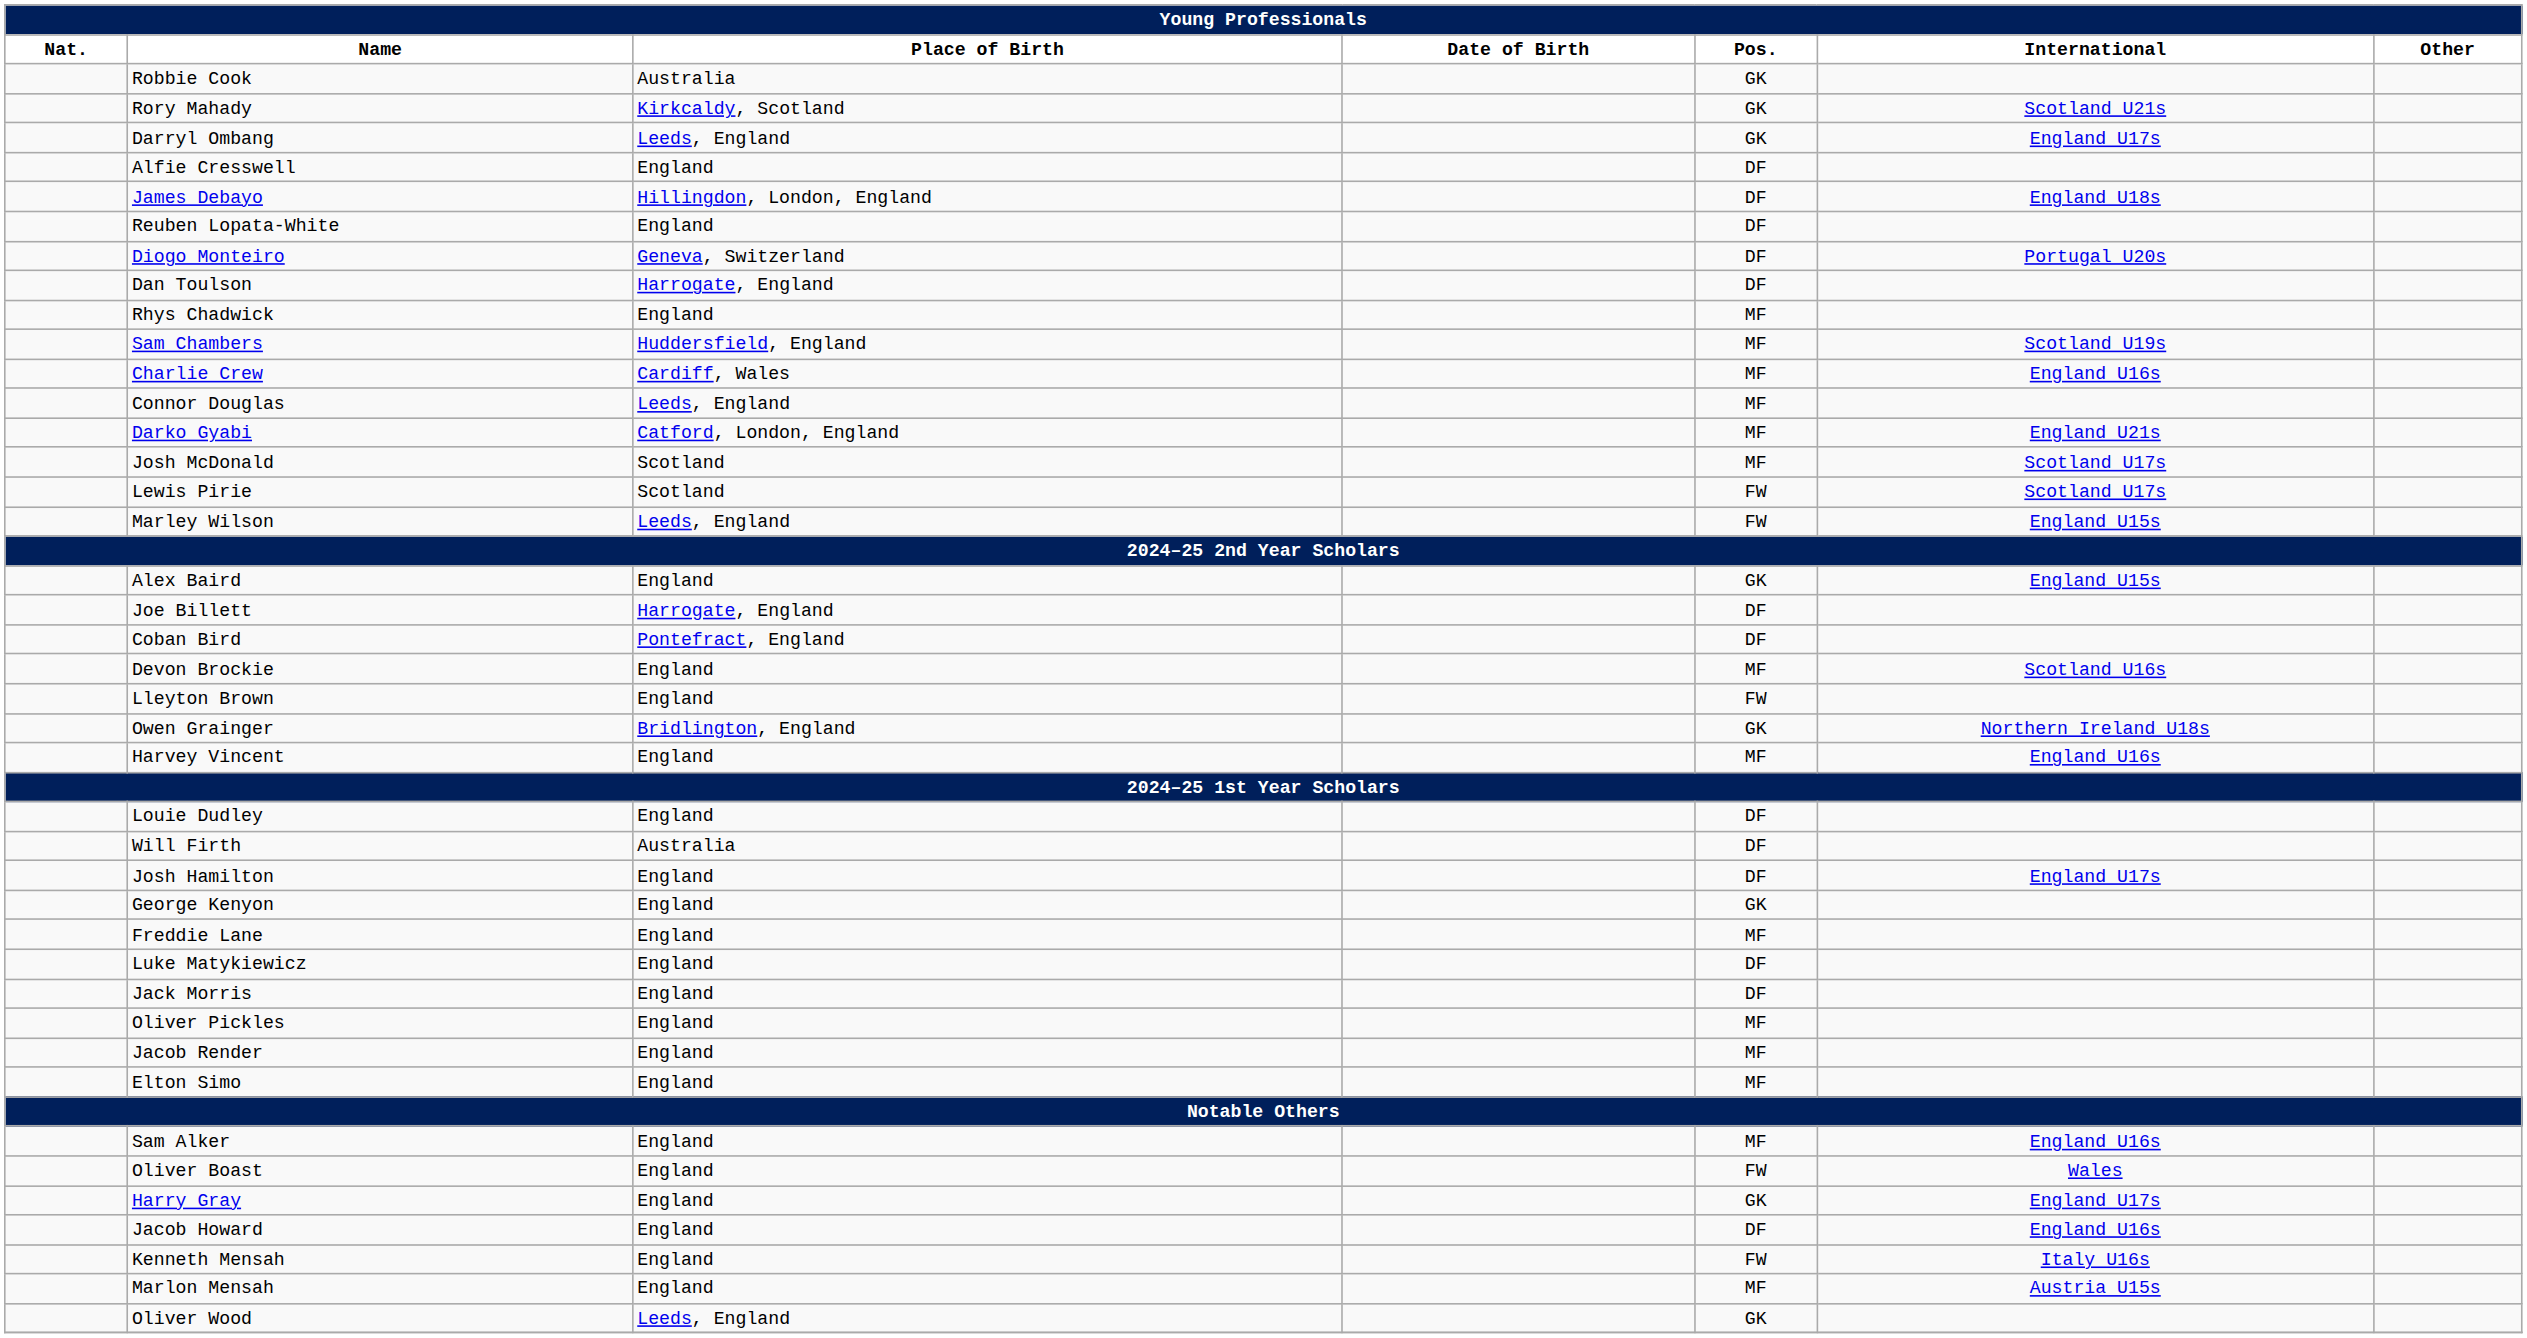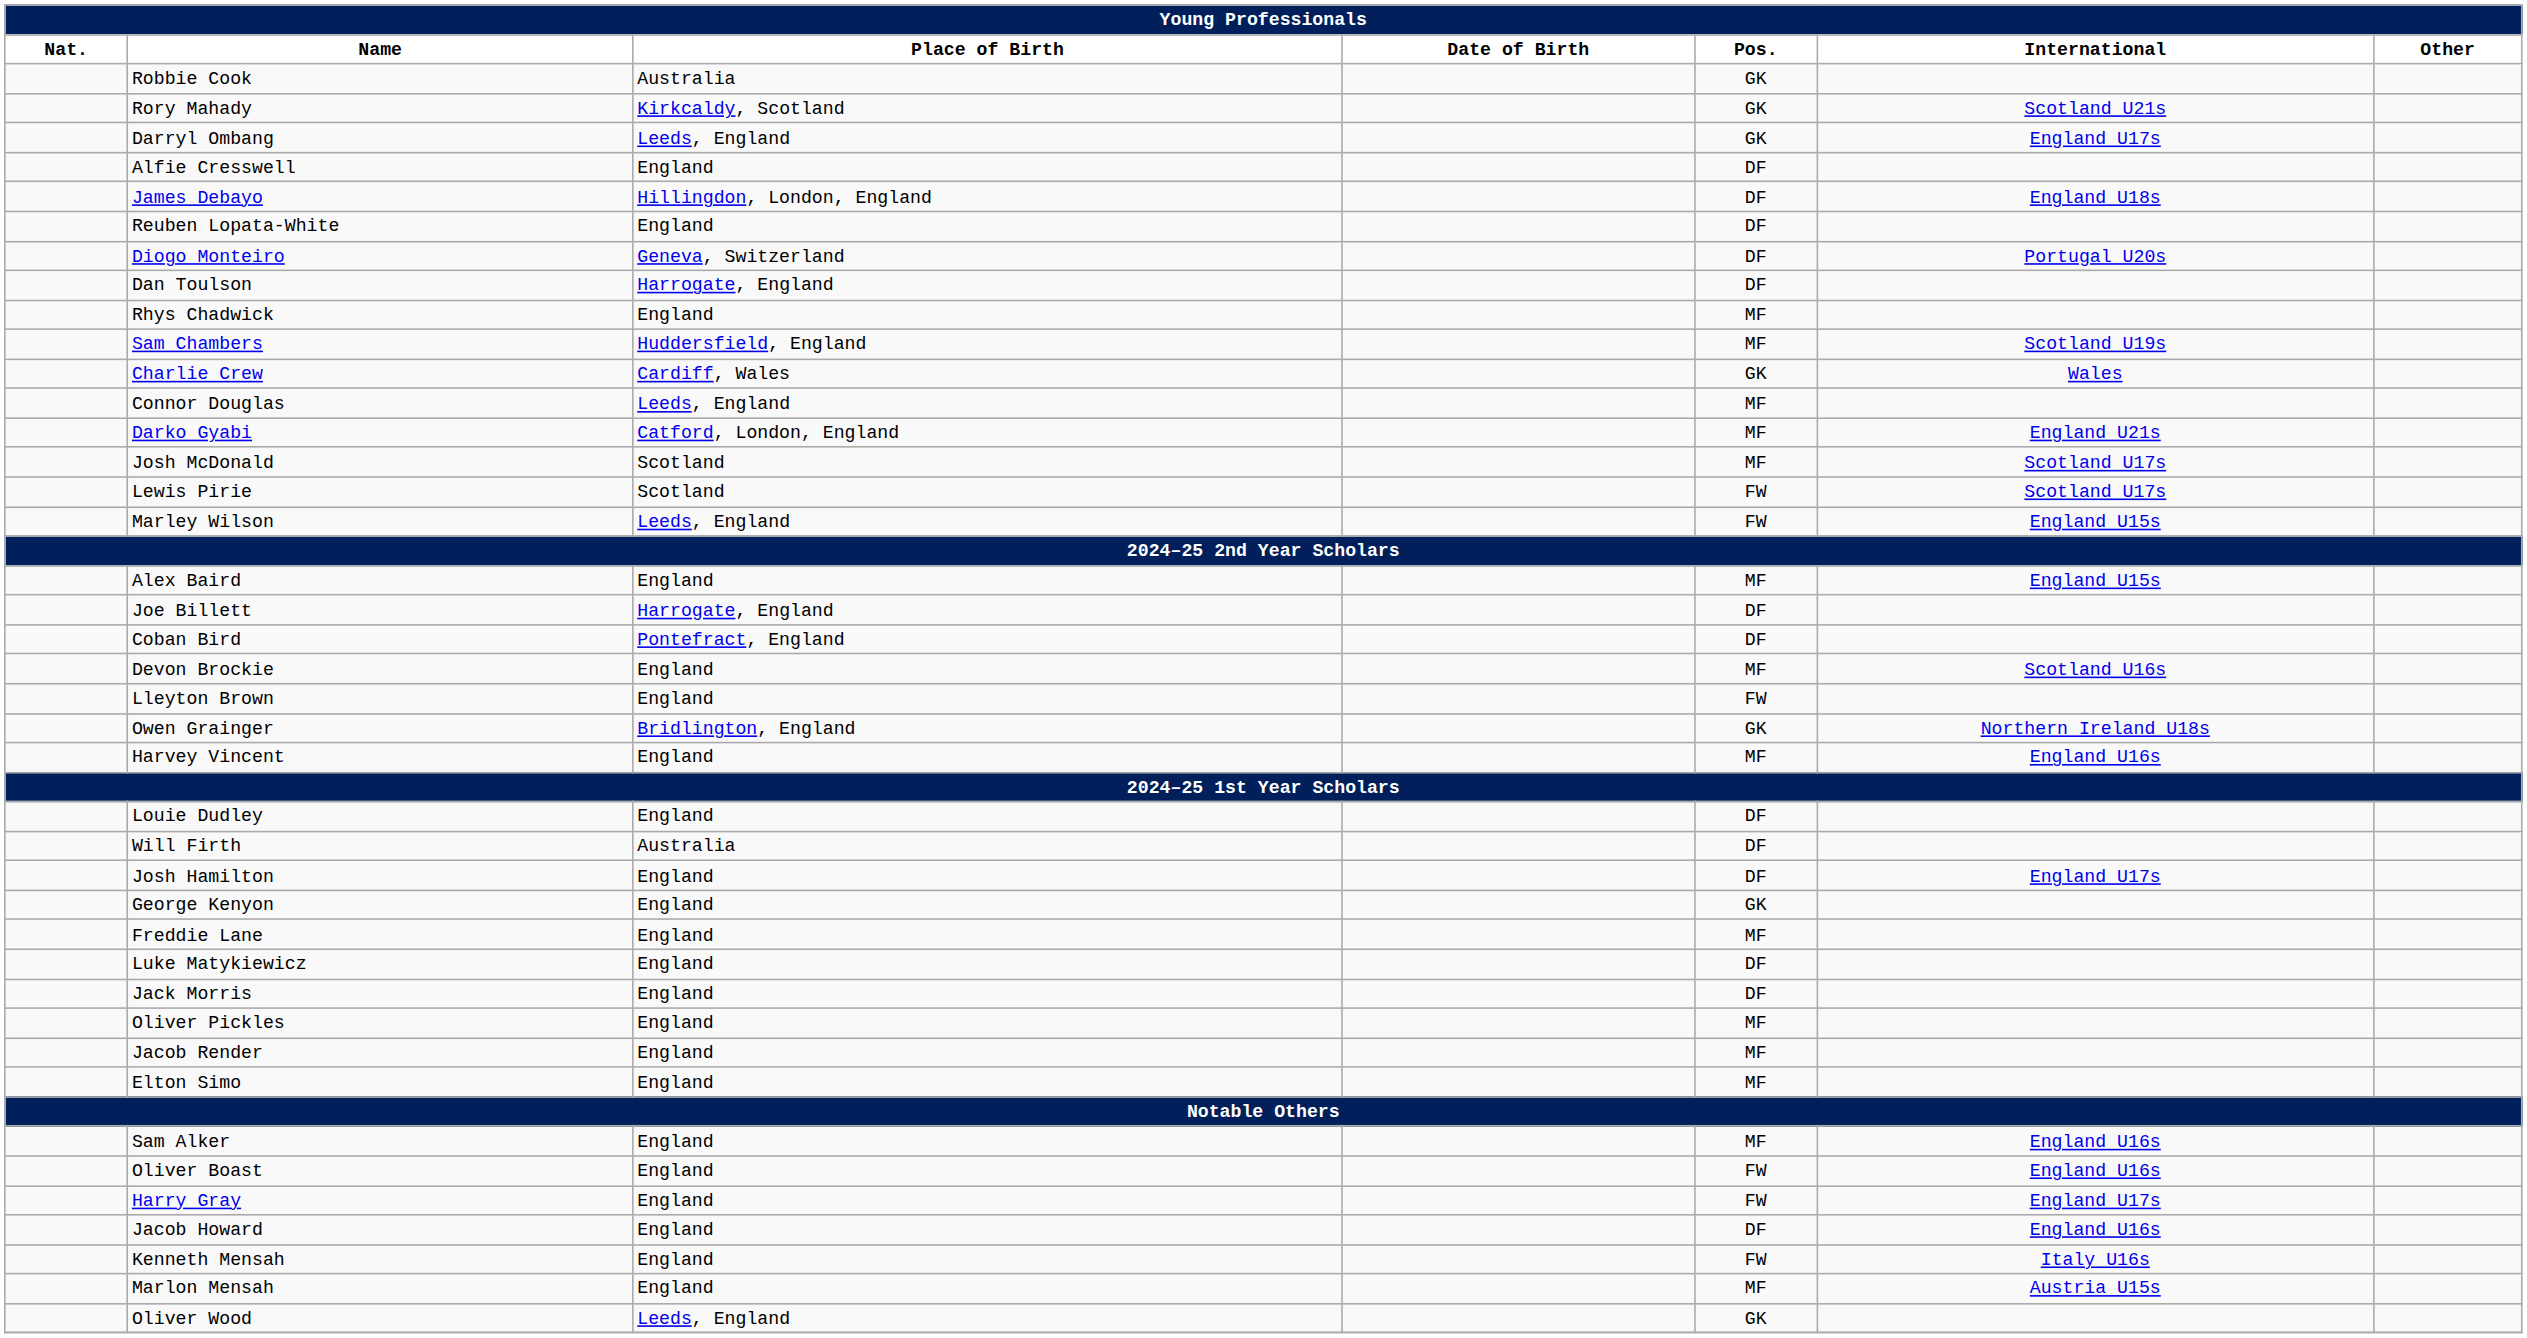(1756, 374) MF -> (1756, 374) GK
(2095, 374) England U16s -> (2095, 374) Wales
(1756, 581) GK -> (1756, 581) MF
(2095, 1171) Wales -> (2095, 1171) England U16s
(1756, 1201) GK -> (1756, 1201) FW
